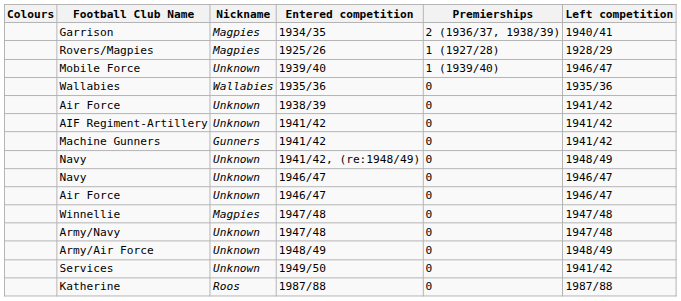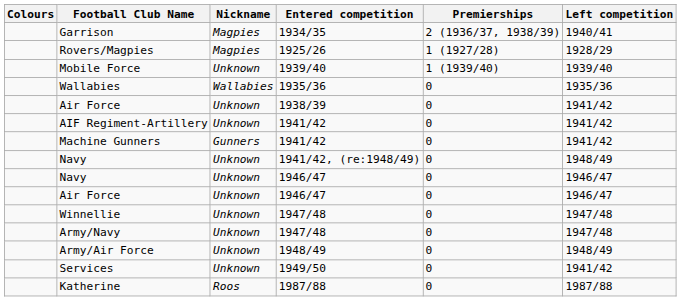(589, 68) 1946/47 -> (589, 68) 1939/40
(237, 214) Magpies -> (237, 214) Unknown
